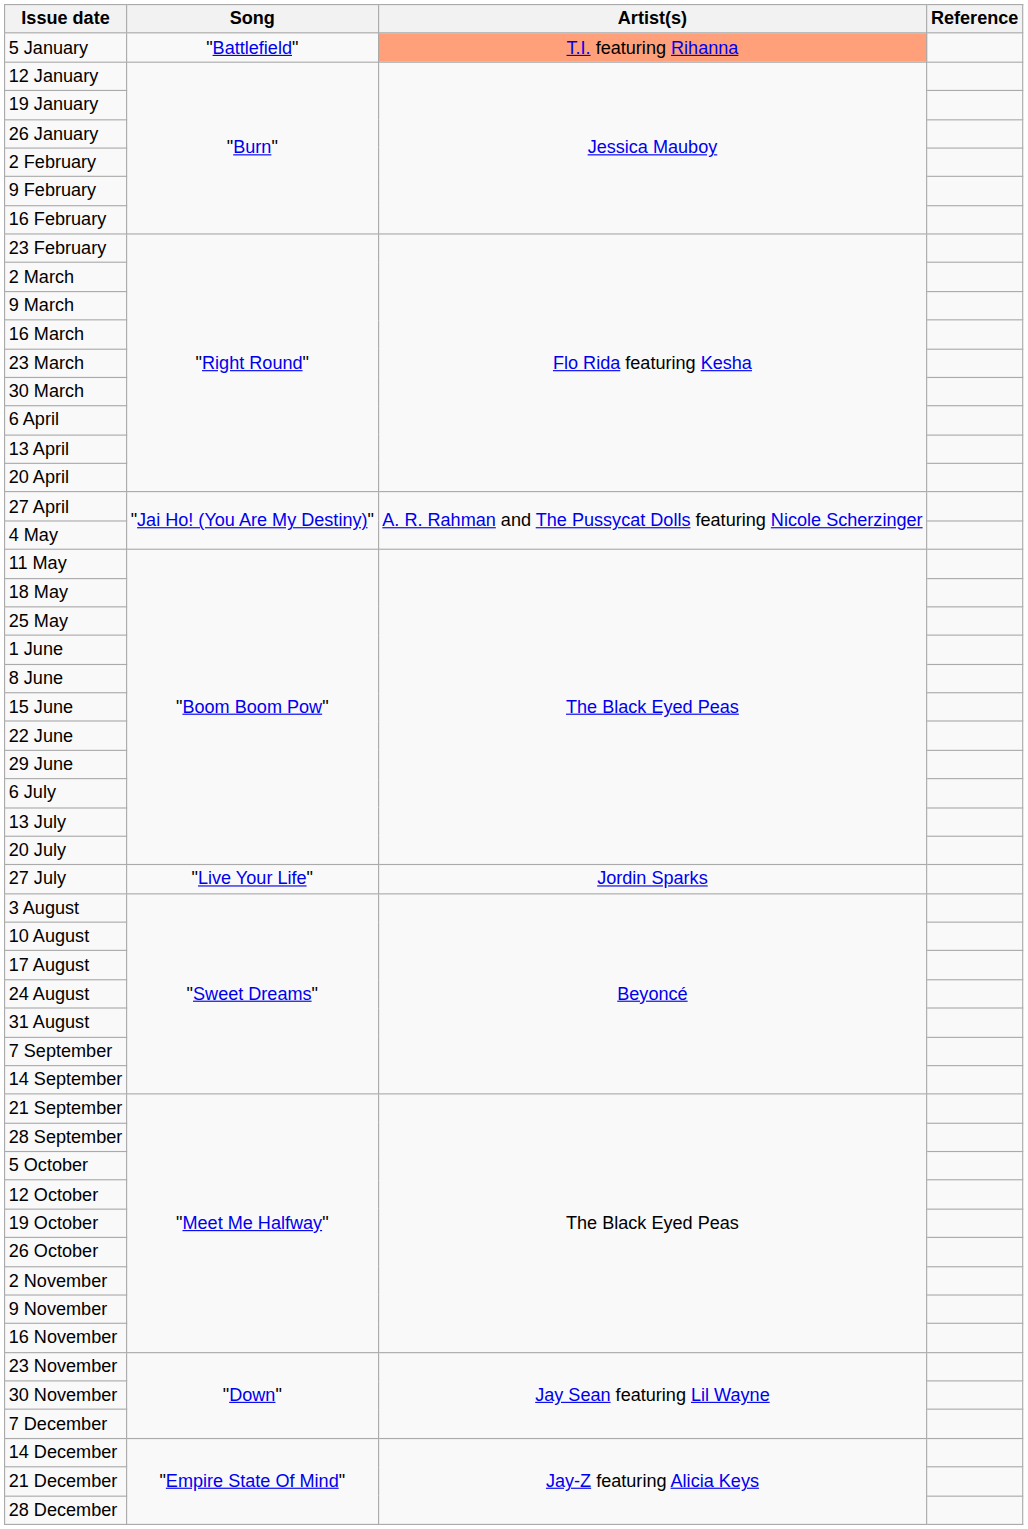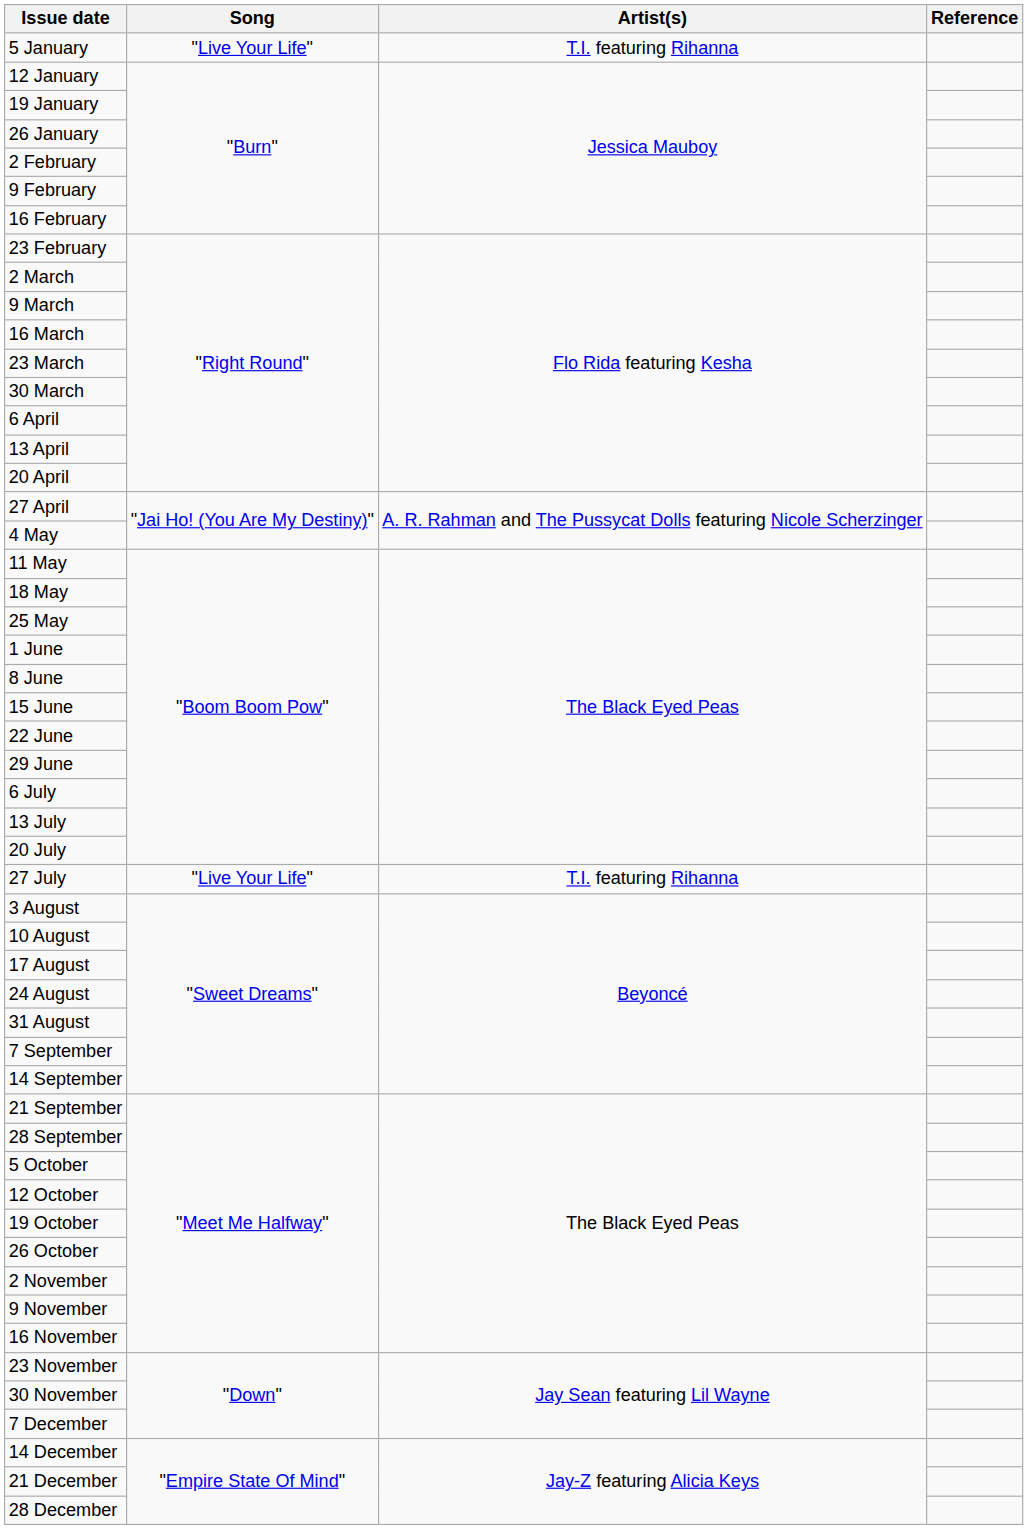(252, 47) "Battlefield" -> (252, 47) "Live Your Life"
(652, 47) lightsalmon background -> (652, 47) no background
(652, 879) Jordin Sparks -> (652, 879) T.I. featuring Rihanna
